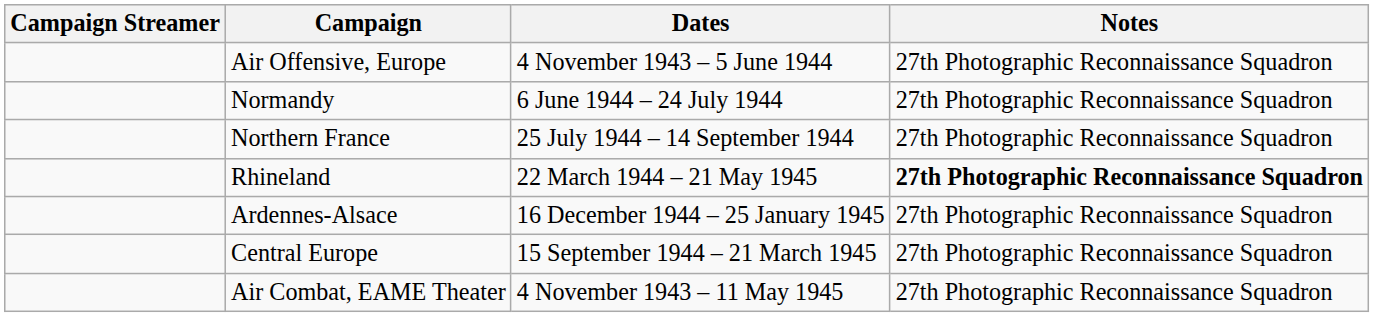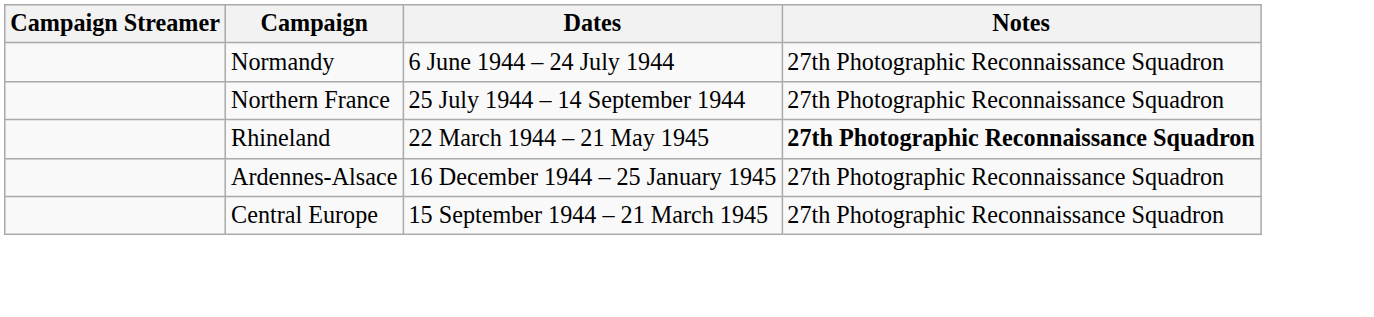- row: (339, 61)
- row: (368, 291)
